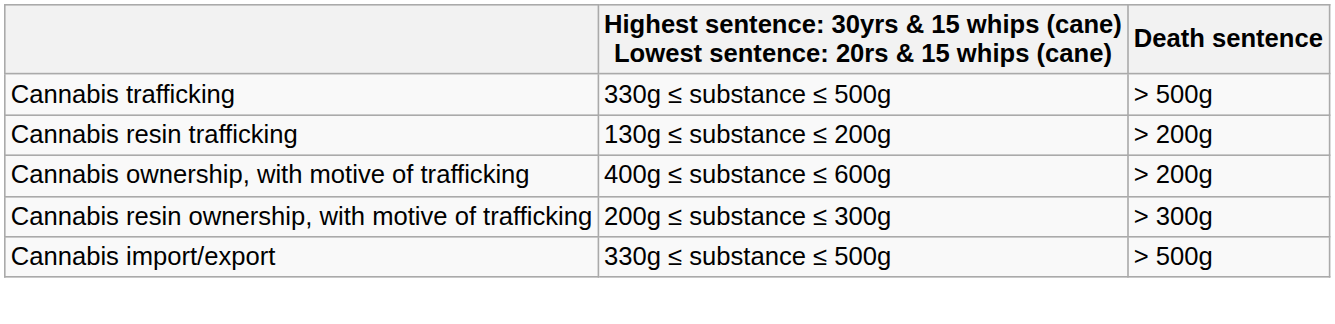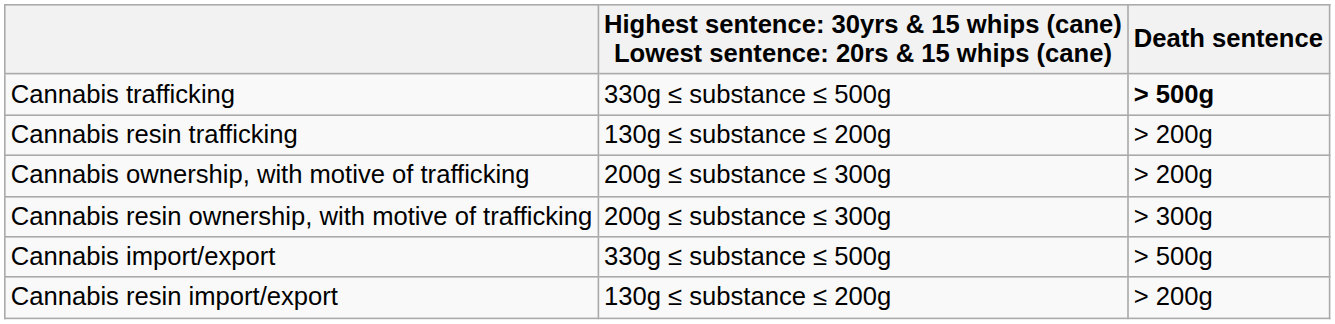(1173, 94) normal -> (1174, 94) bold
(748, 175) 400g ≤ substance ≤ 600g -> (748, 175) 200g ≤ substance ≤ 300g
+ row: (174, 297)
